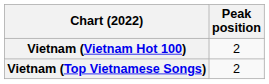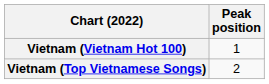(236, 48) 2 -> (236, 48) 1
